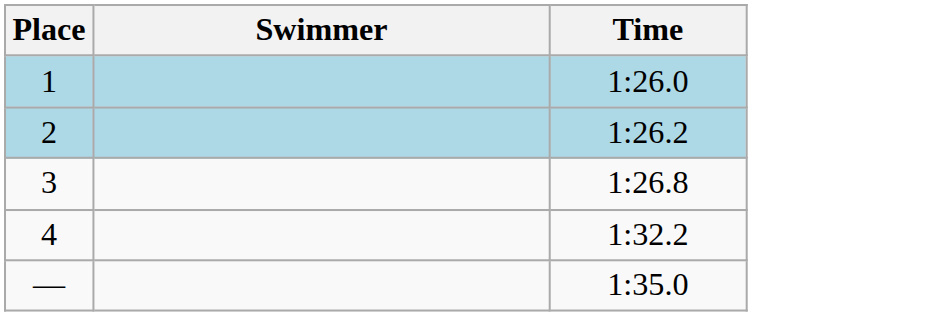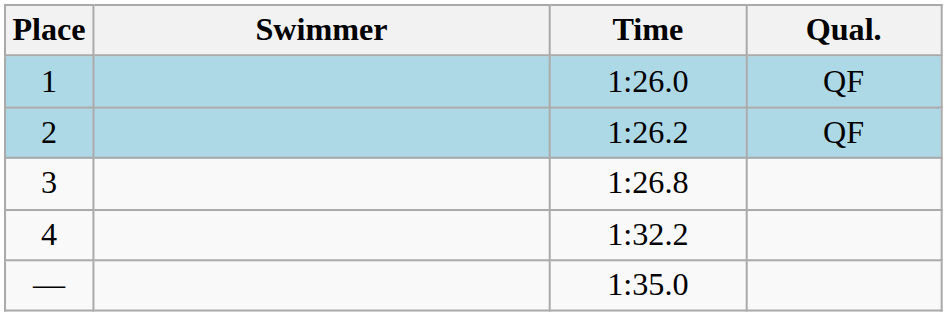+ column: (844, 30)
